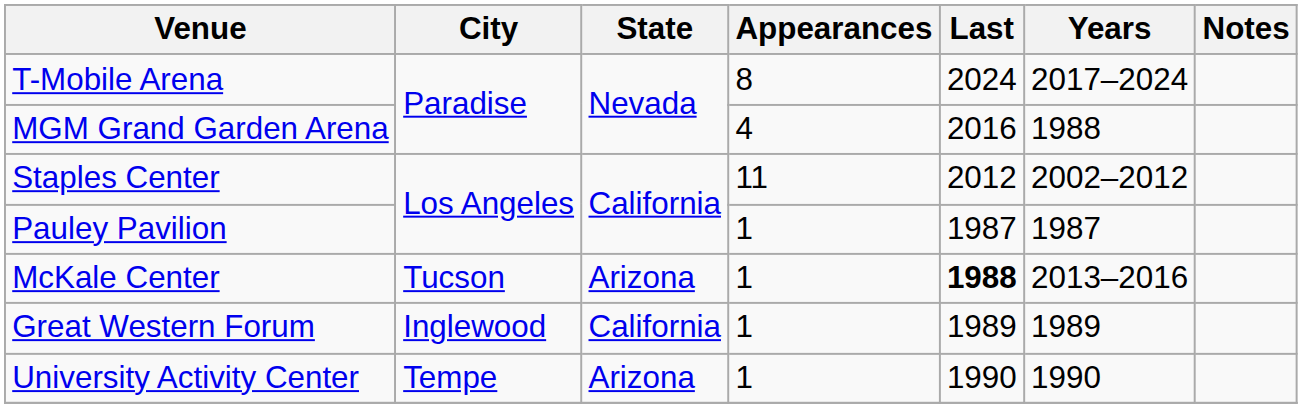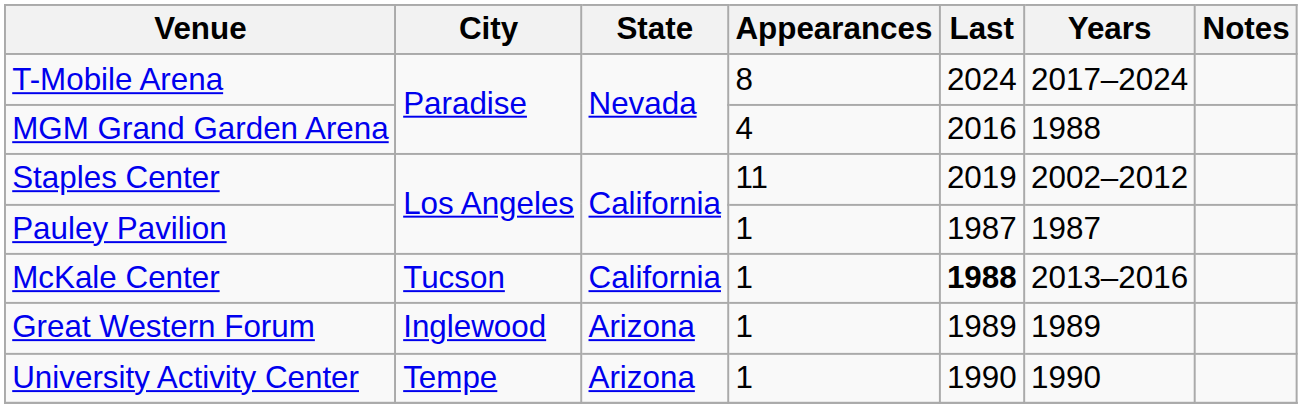(982, 178) 2012 -> (982, 178) 2019
(642, 278) Arizona -> (655, 278) California
(655, 327) California -> (642, 327) Arizona
